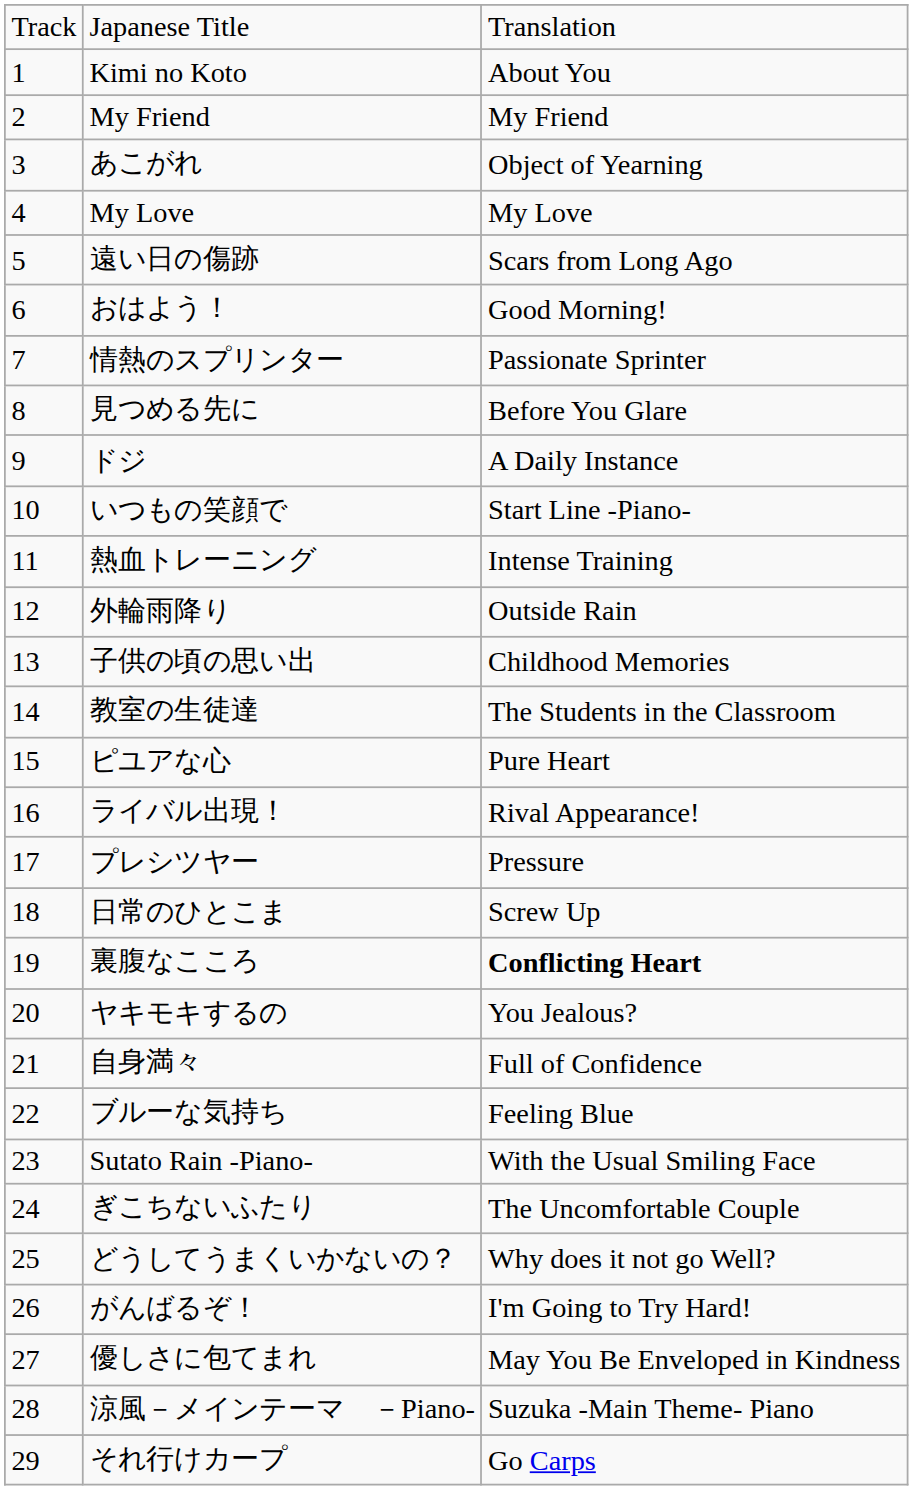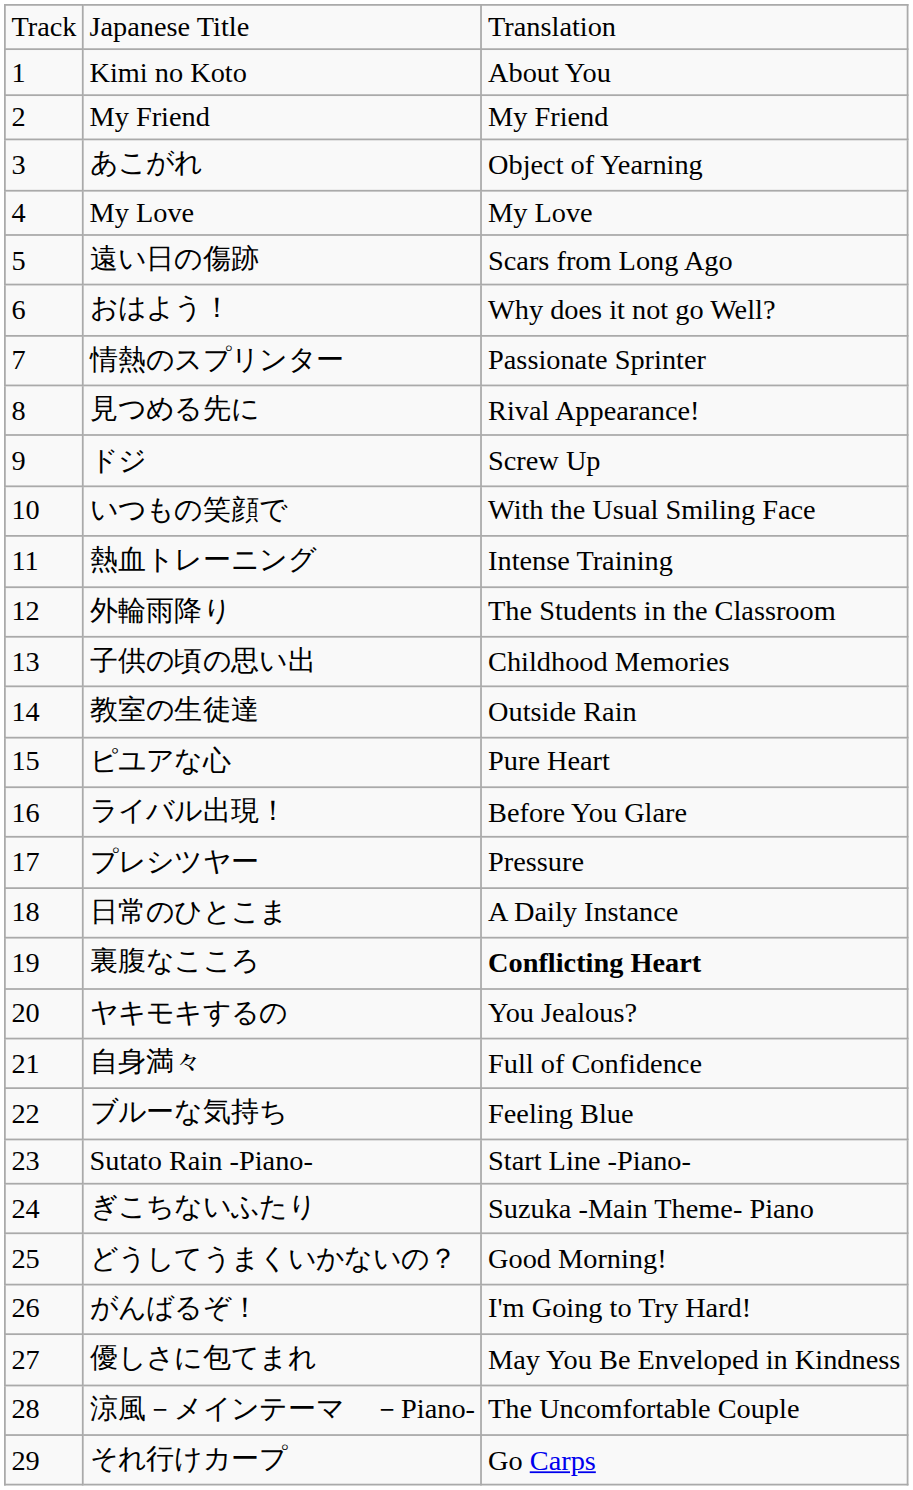(577, 309) Good Morning! -> (632, 309) Why does it not go Well?
(588, 410) Before You Glare -> (594, 410) Rival Appearance!
(583, 460) A Daily Instance -> (544, 460) Screw Up
(589, 510) Start Line -Piano- -> (652, 510) With the Usual Smiling Face
(562, 611) Outside Rain -> (662, 611) The Students in the Classroom
(662, 711) The Students in the Classroom -> (562, 711) Outside Rain
(594, 811) Rival Appearance! -> (588, 811) Before You Glare
(544, 912) Screw Up -> (583, 912) A Daily Instance
(652, 1160) With the Usual Smiling Face -> (589, 1160) Start Line -Piano-
(644, 1208) The Uncomfortable Couple -> (651, 1208) Suzuka -Main Theme- Piano
(632, 1258) Why does it not go Well? -> (577, 1258) Good Morning!
(651, 1409) Suzuka -Main Theme- Piano -> (644, 1409) The Uncomfortable Couple
